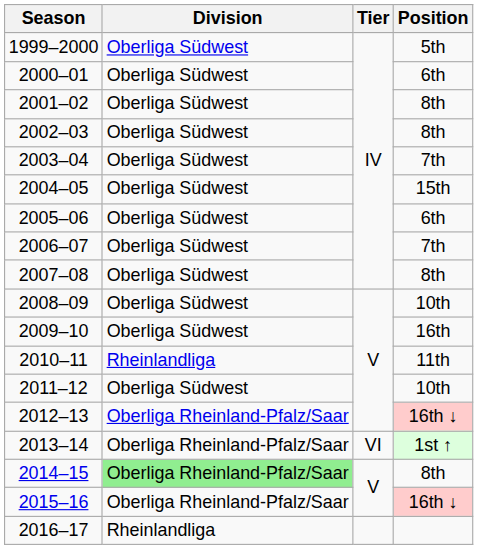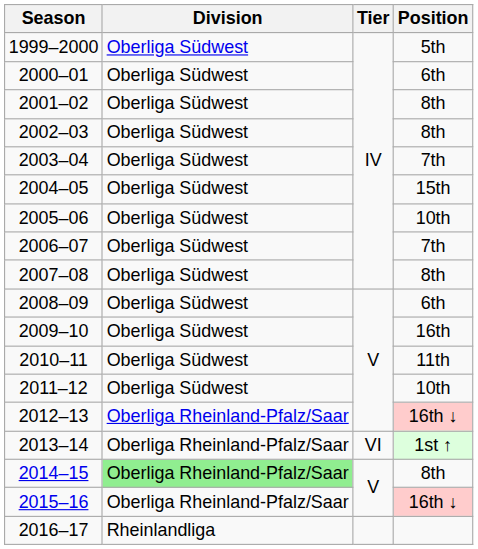(433, 217) 6th -> (433, 217) 10th
(433, 302) 10th -> (433, 302) 6th
(161, 359) Rheinlandliga -> (177, 359) Oberliga Südwest
